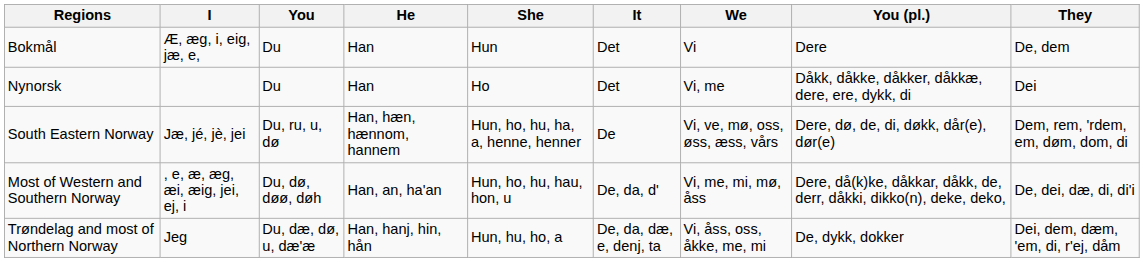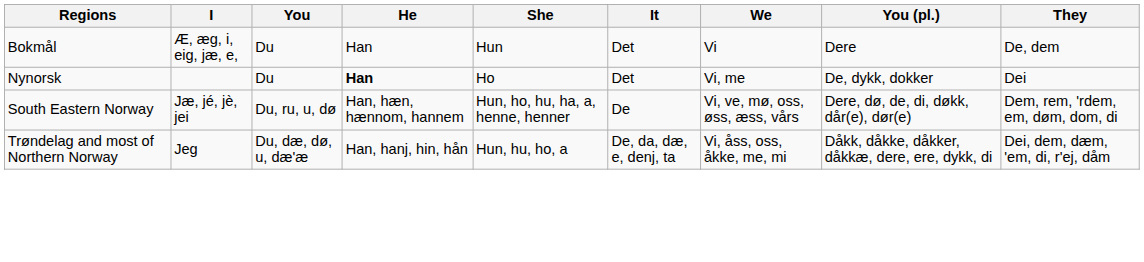(361, 86) normal -> (359, 78) bold
(889, 86) Dåkk, dåkke, dåkker, dåkkæ, dere, ere, dykk, di -> (879, 78) De, dykk, dokker
- row: (75, 190)
(850, 237) De, dykk, dokker -> (909, 149) Dåkk, dåkke, dåkker, dåkkæ, dere, ere, dykk, di
